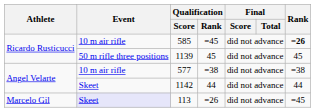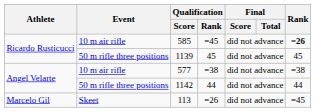(89, 85) Skeet -> (124, 85) 50 m rifle three positions
(89, 100) lavender background -> (89, 100) no background
